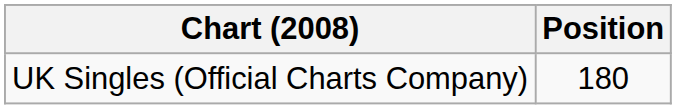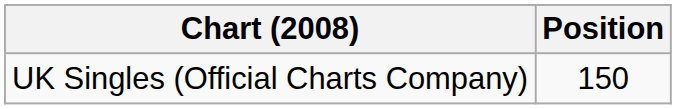(603, 77) 180 -> (603, 77) 150
